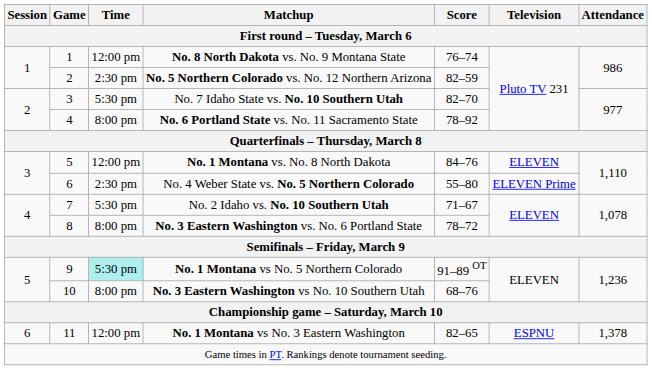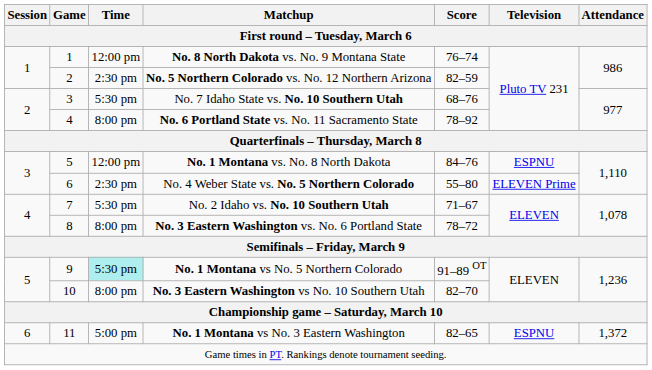(462, 99) 82–70 -> (462, 99) 68–76
(534, 162) ELEVEN -> (534, 162) ESPNU
(462, 291) 68–76 -> (462, 291) 82–70
(116, 333) 12:00 pm -> (116, 333) 5:00 pm
(613, 333) 1,378 -> (613, 333) 1,372
